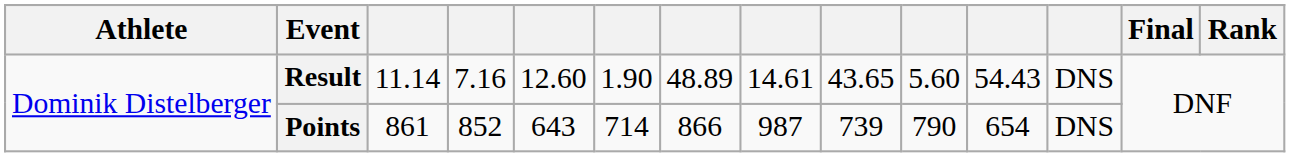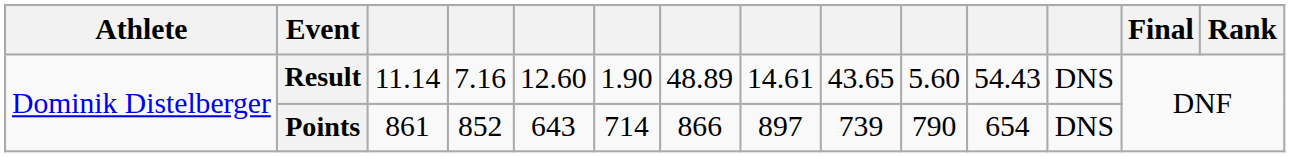(780, 127) 987 -> (780, 127) 897
